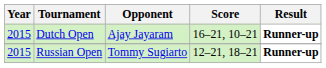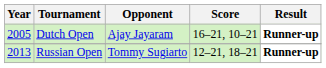(19, 34) 2015 -> (19, 34) 2005
(19, 53) 2015 -> (19, 53) 2013
